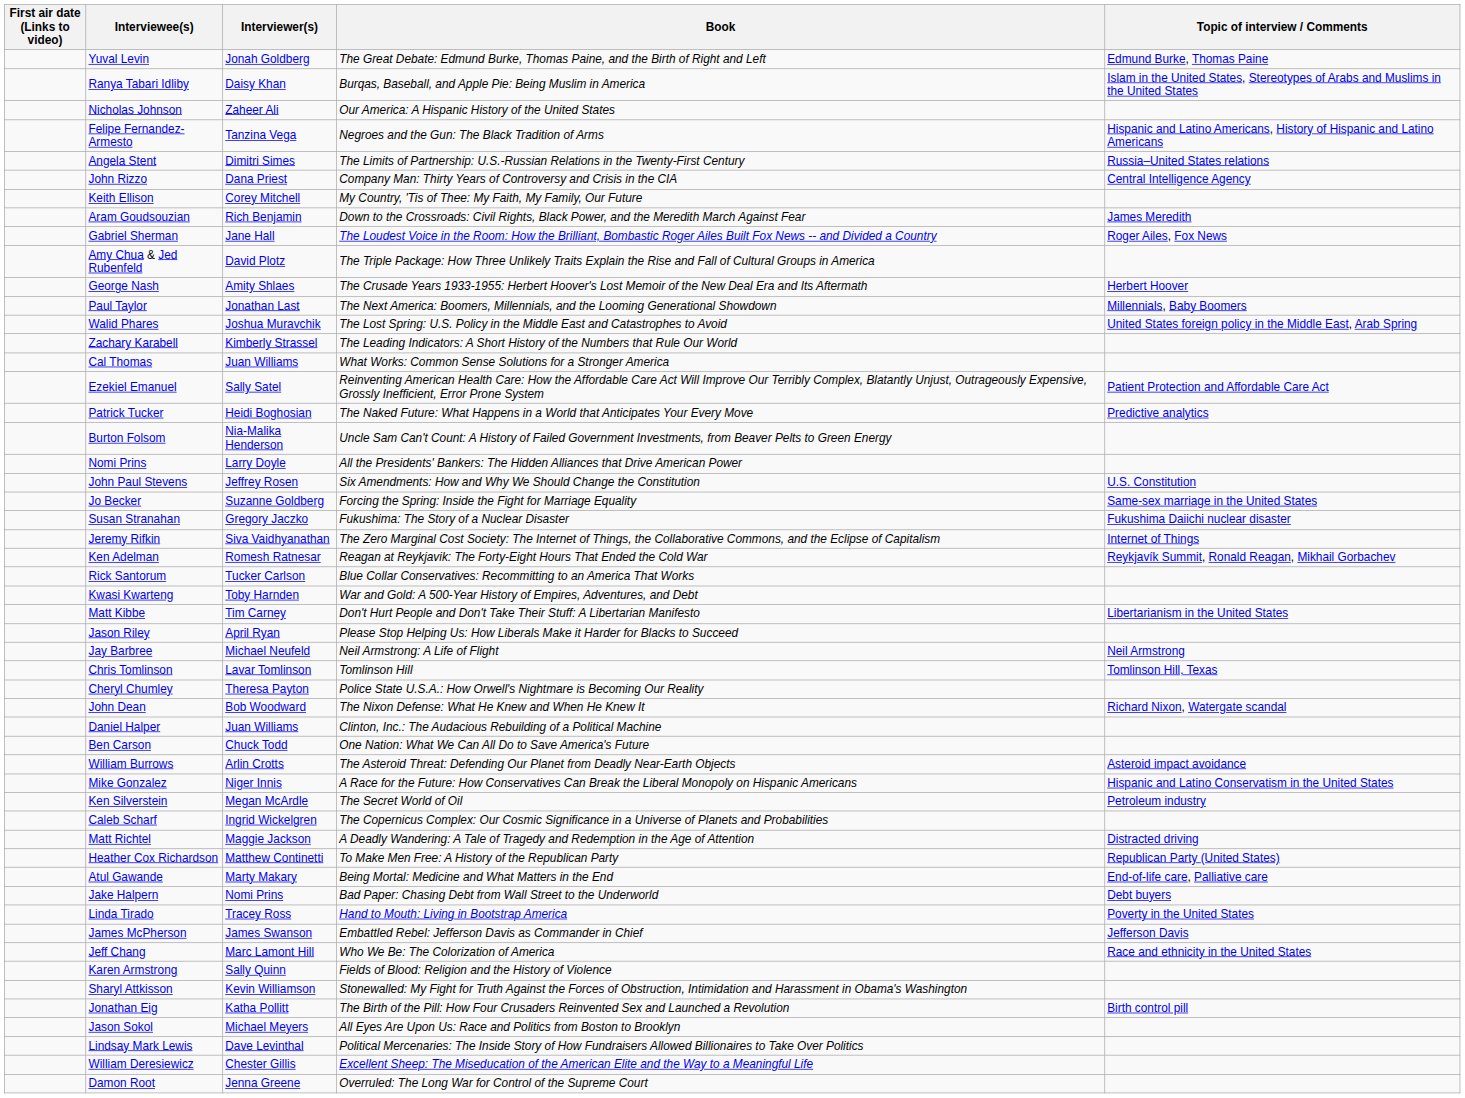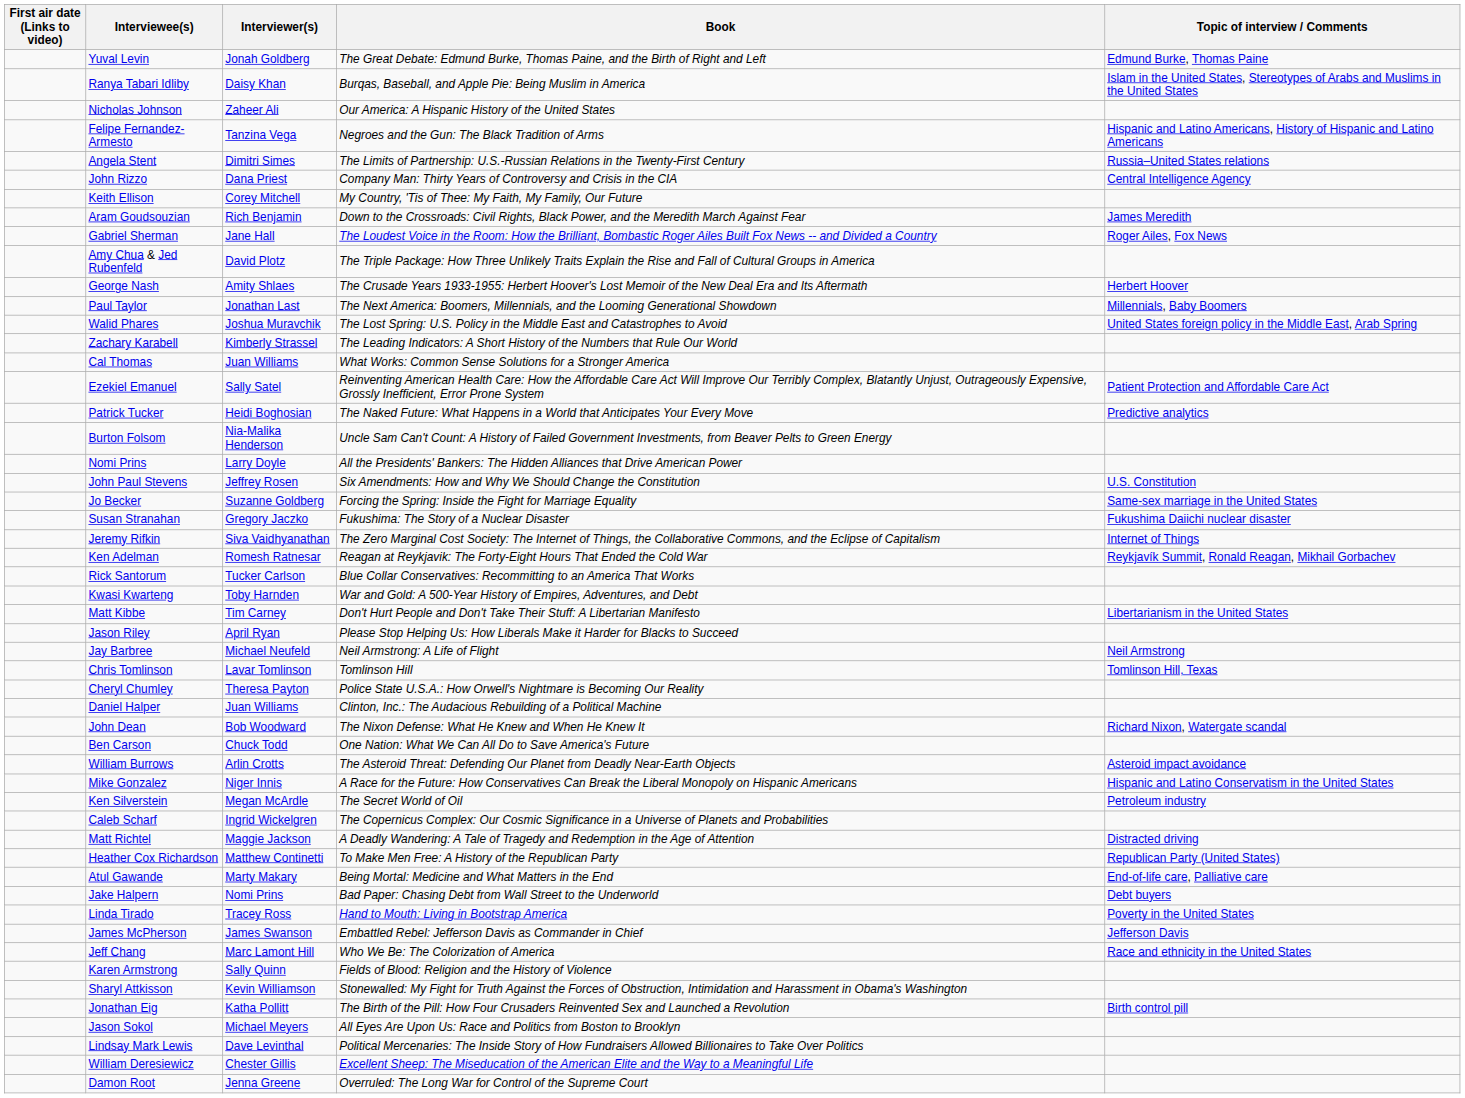rows swapped: (117, 708) <-> (124, 726)
